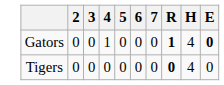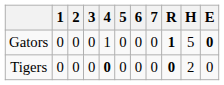+ column: (60, 17)
(191, 42) 4 -> (191, 42) 5
(107, 67) normal -> (107, 67) bold
(191, 67) 4 -> (191, 67) 2
